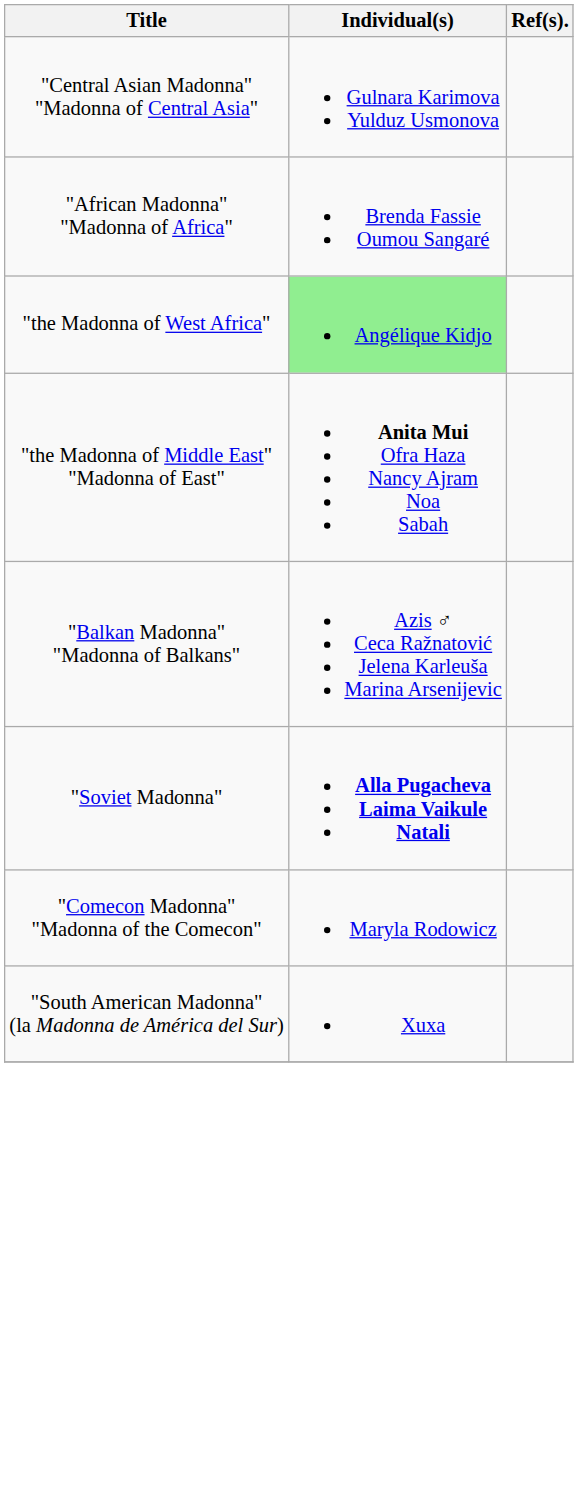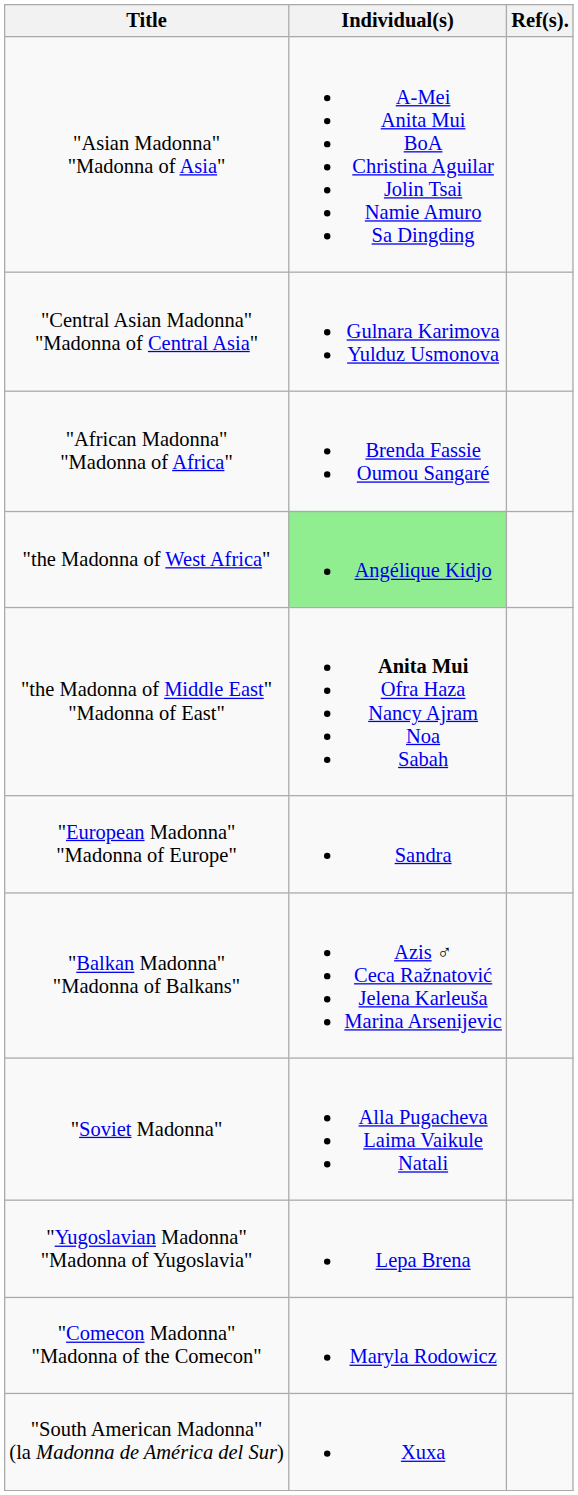+ row: (147, 154)
+ row: (147, 844)
(398, 810) bold -> (398, 1141) normal
+ row: (147, 1248)
